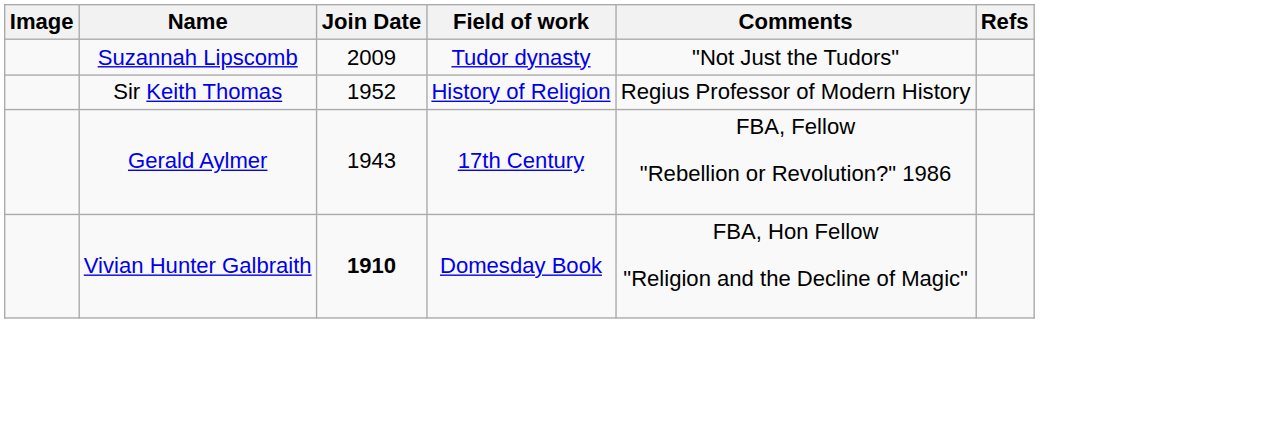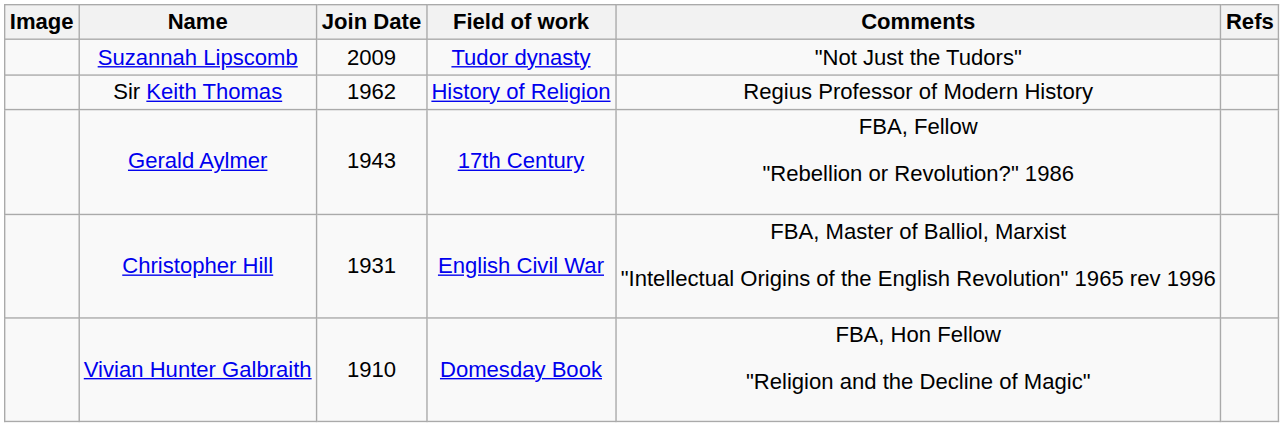(372, 92) 1952 -> (372, 92) 1962
+ row: (198, 265)
(372, 265) bold -> (372, 369) normal
